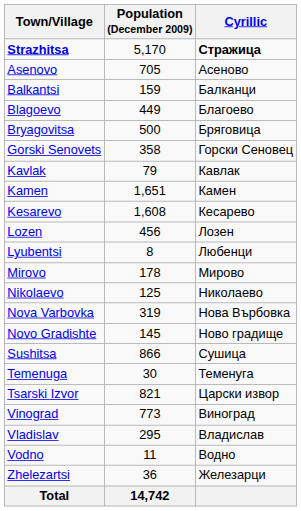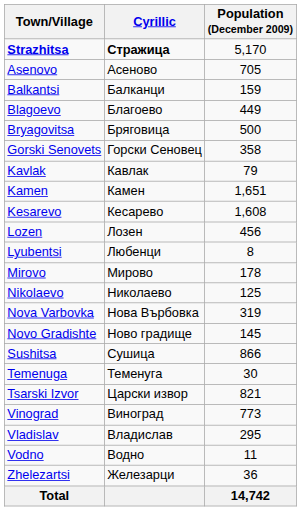columns swapped: (246, 21) <-> (150, 21)
